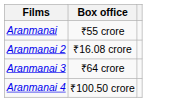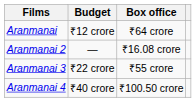+ column: (92, 12)
(103, 31) ₹55 crore -> (151, 31) ₹64 crore
(103, 69) ₹64 crore -> (151, 69) ₹55 crore
